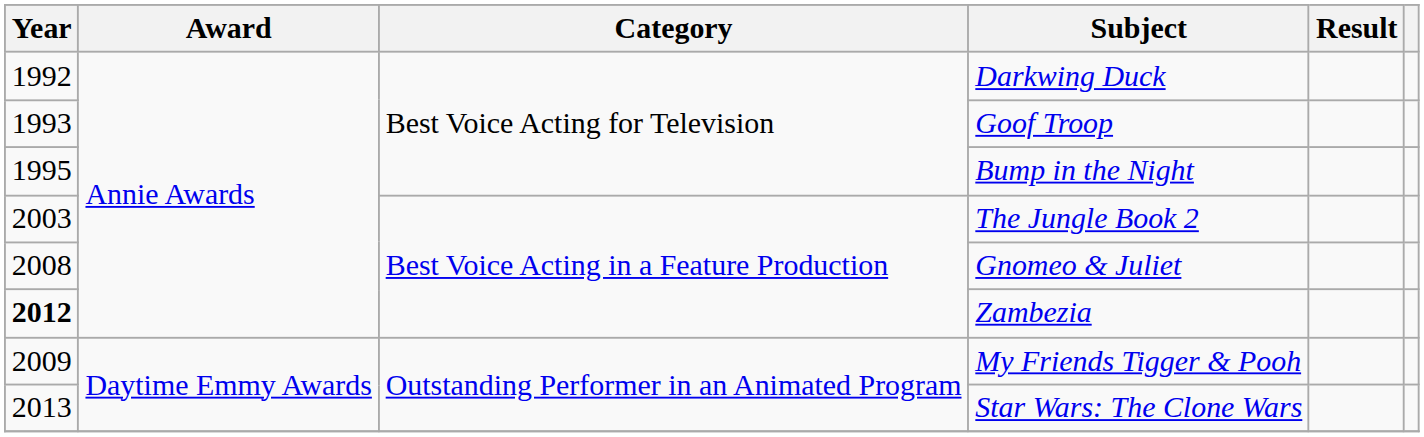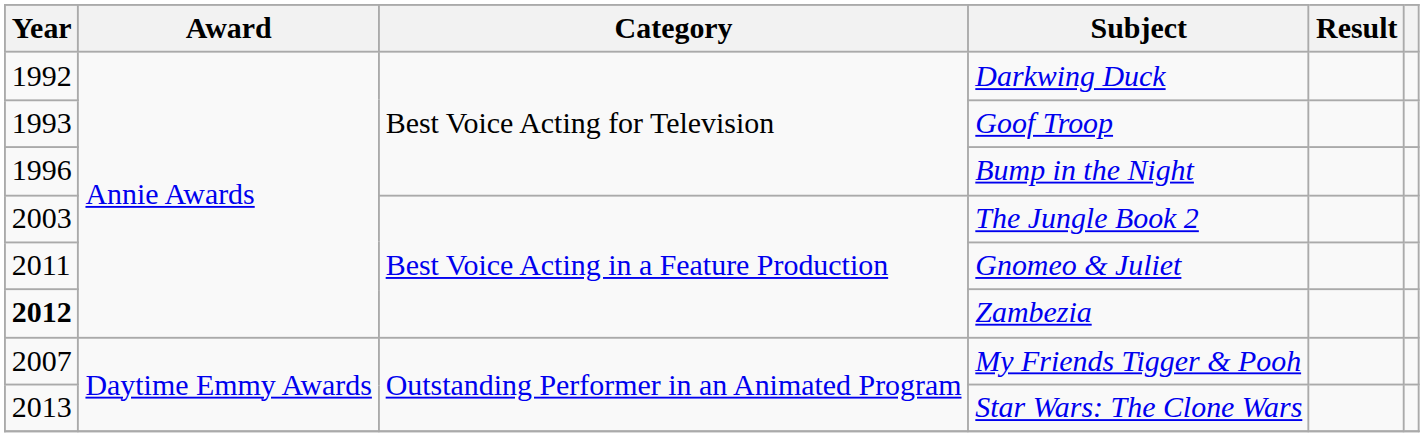(42, 170) 1995 -> (42, 170) 1996
(42, 265) 2008 -> (41, 265) 2011
(42, 360) 2009 -> (42, 360) 2007
